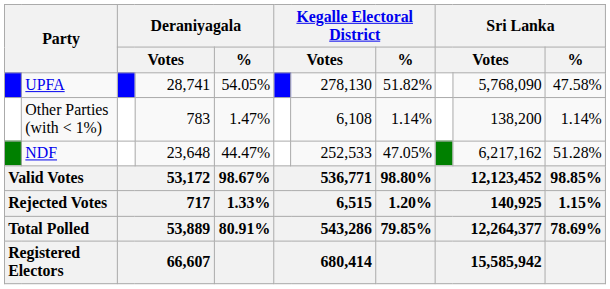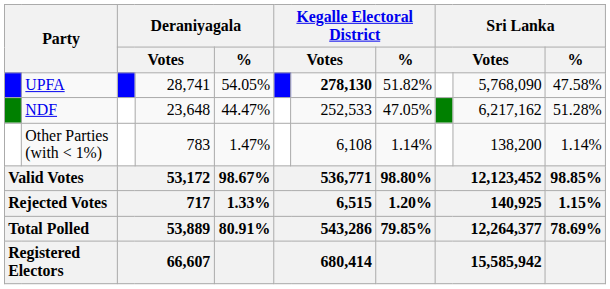(346, 85) normal -> (346, 85) bold
rows swapped: (41, 153) <-> (67, 119)
